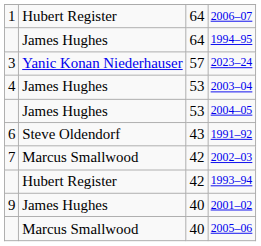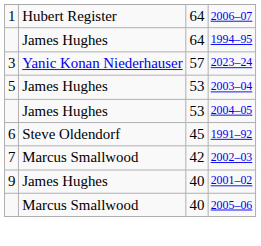(12, 87) 4 -> (12, 87) 5
(197, 134) 43 -> (197, 134) 45
- row: (231, 181)
